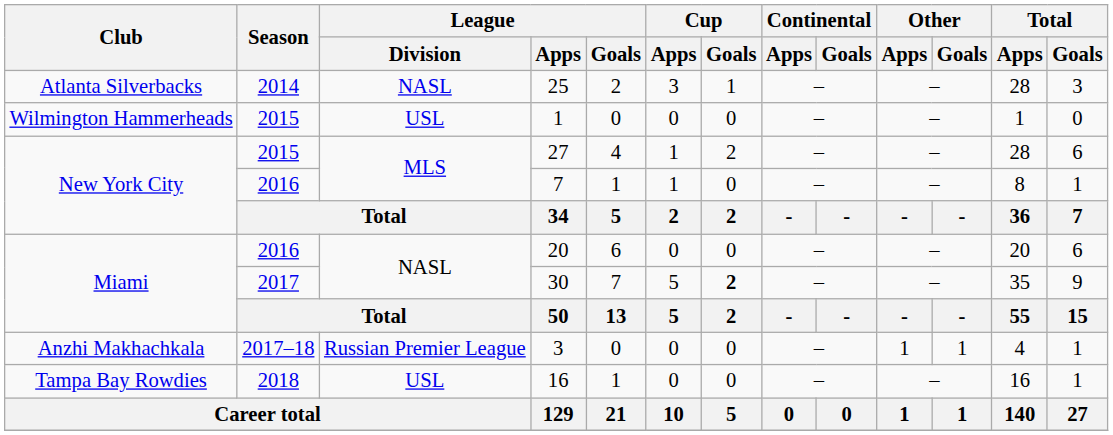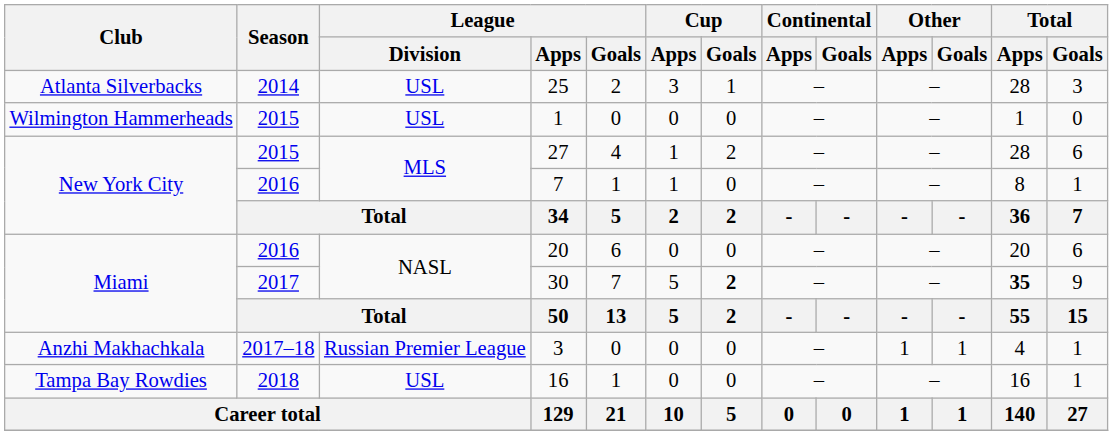(425, 86) NASL -> (425, 86) USL
(1020, 282) normal -> (1020, 282) bold
